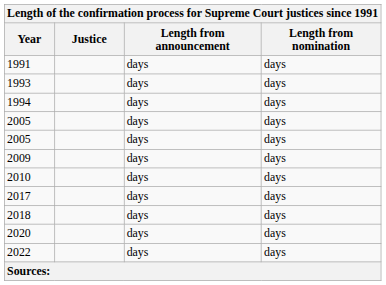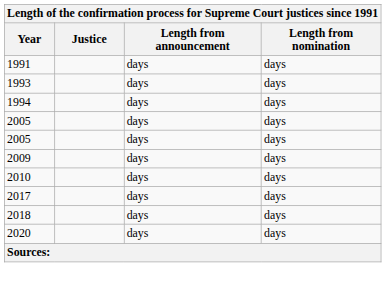- row: (19, 252)
